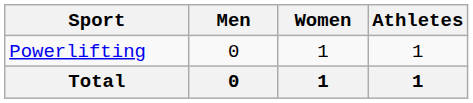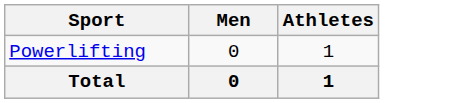- column: (323, 20)
